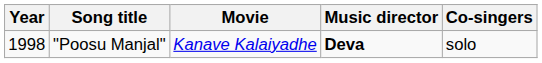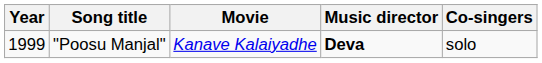(27, 44) 1998 -> (27, 44) 1999
